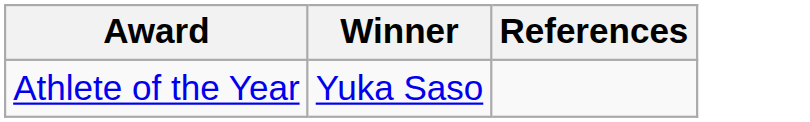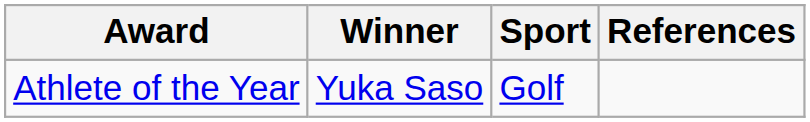+ column: (545, 32)
